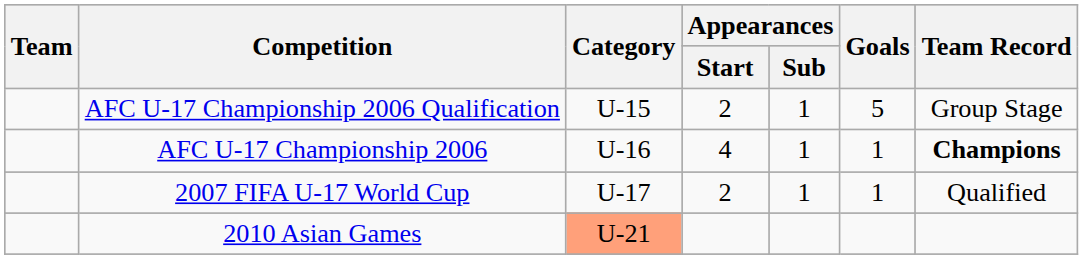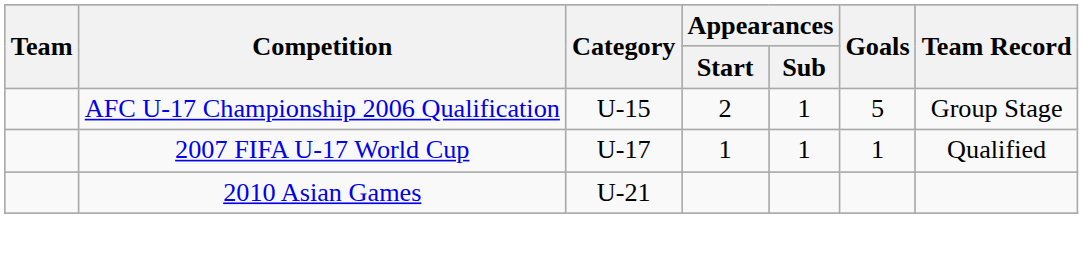- row: (322, 150)
(725, 191) 2 -> (725, 150) 1
(624, 233) lightsalmon background -> (624, 191) no background
